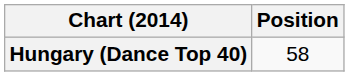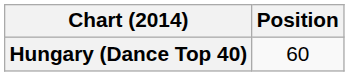(298, 53) 58 -> (298, 53) 60
